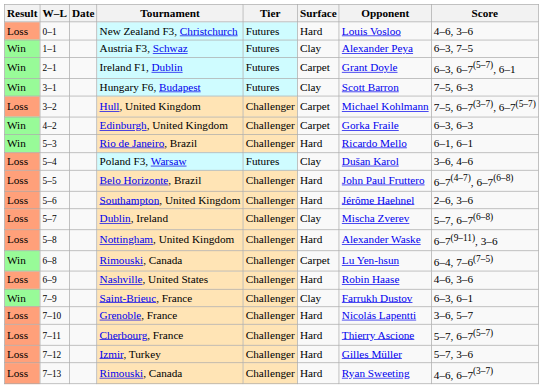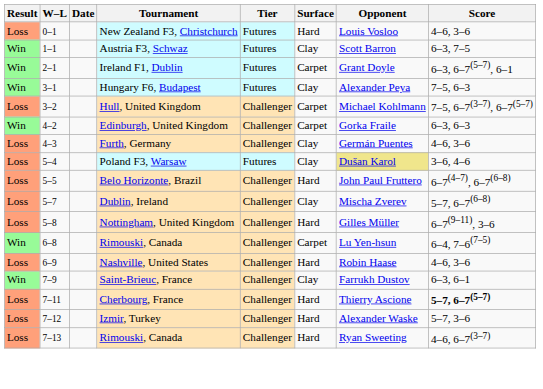(377, 48) Alexander Peya -> (367, 48) Scott Barron
(370, 87) Scott Barron -> (375, 87) Alexander Peya
+ row: (50, 144)
- row: (50, 144)
(370, 161) no background -> (367, 161) khaki background
- row: (50, 200)
(381, 240) Alexander Waske -> (369, 222) Gilles Müller
- row: (52, 316)
(463, 335) normal -> (461, 299) bold
(372, 354) Gilles Müller -> (378, 318) Alexander Waske
